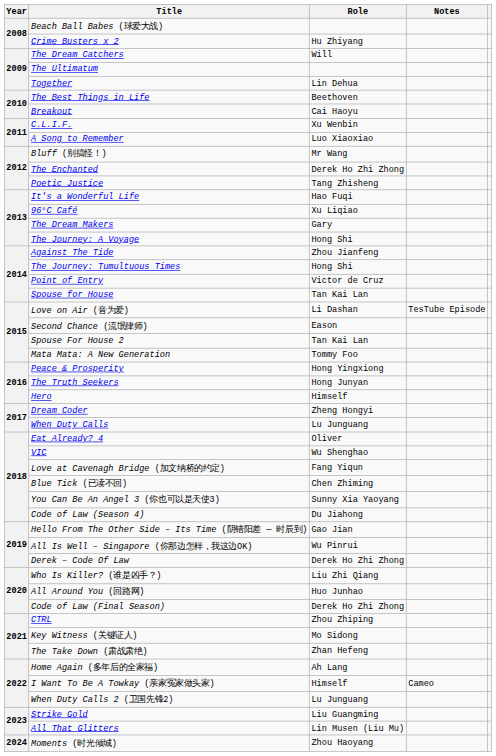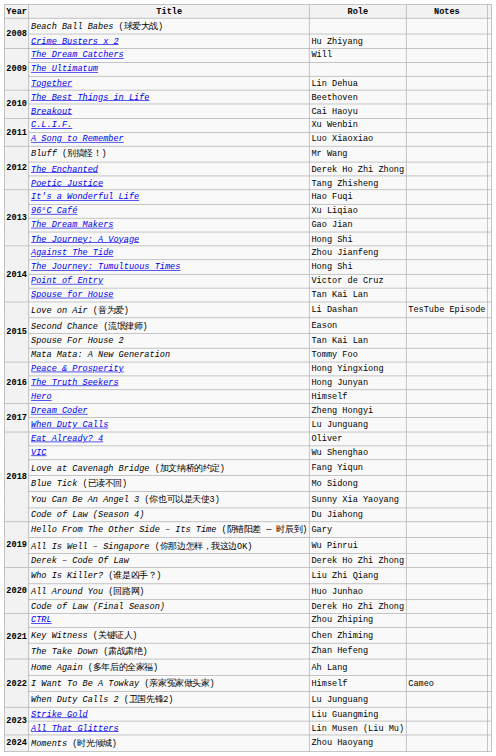(322, 225) Gary -> (332, 225) Gao Jian
(342, 484) Chen Zhiming -> (335, 484) Mo Sidong
(332, 530) Gao Jian -> (322, 530) Gary
(335, 635) Mo Sidong -> (342, 635) Chen Zhiming
